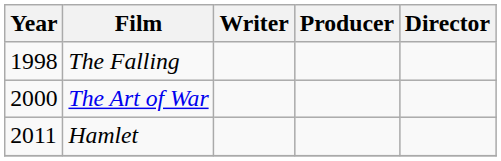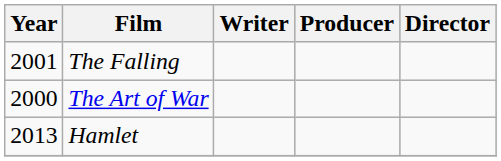(34, 60) 1998 -> (34, 60) 2001
(33, 135) 2011 -> (34, 135) 2013
